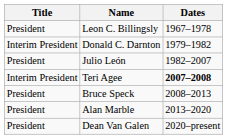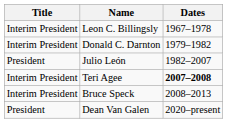(26, 28) President -> (42, 28) Interim President
(26, 93) President -> (42, 93) Interim President
- row: (108, 110)
